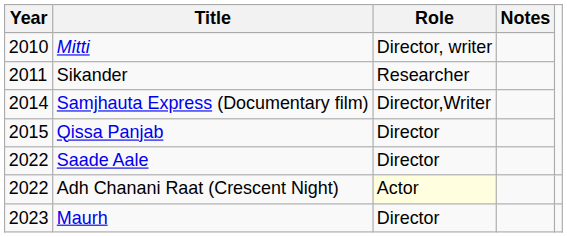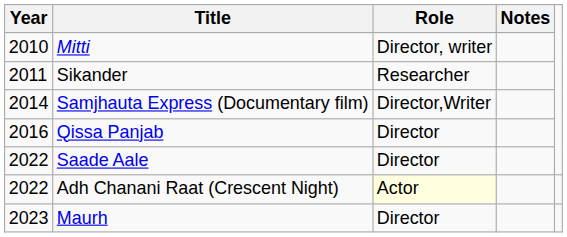(29, 132) 2015 -> (29, 132) 2016
